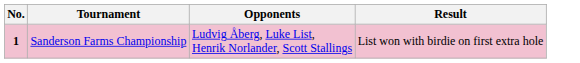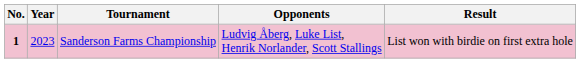+ column: (42, 14)
